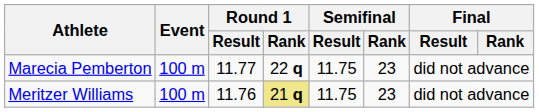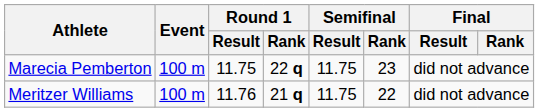(236, 68) 11.77 -> (236, 68) 11.75
(286, 94) khaki background -> (286, 94) no background
(387, 94) 23 -> (387, 94) 22
